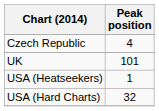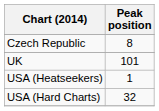(130, 43) 4 -> (130, 43) 8
